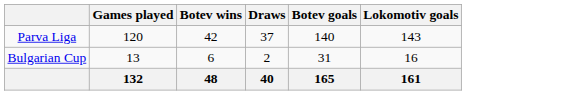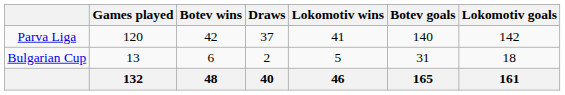+ column: (338, 15)
(411, 36) 143 -> (509, 36) 142
(411, 57) 16 -> (509, 57) 18
